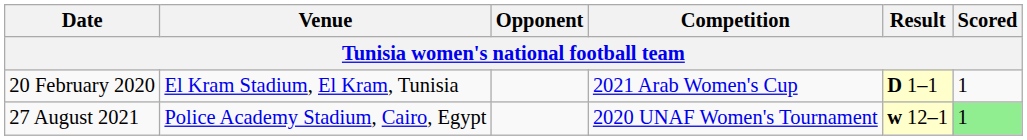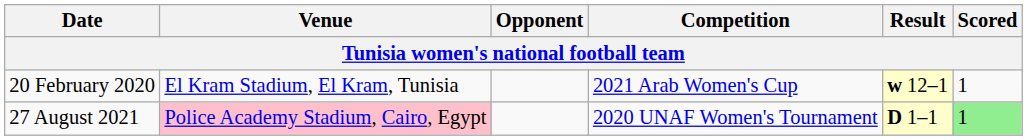(912, 85) D 1–1 -> (918, 85) w 12–1
(325, 118) no background -> (325, 118) pink background
(918, 118) w 12–1 -> (912, 118) D 1–1
